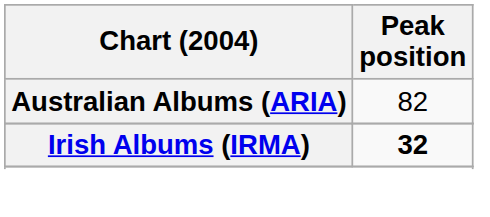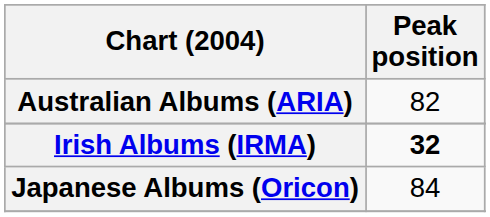+ row: (185, 188)
